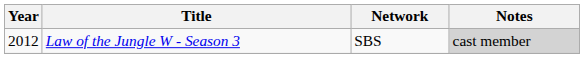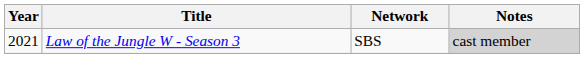(23, 41) 2012 -> (23, 41) 2021
